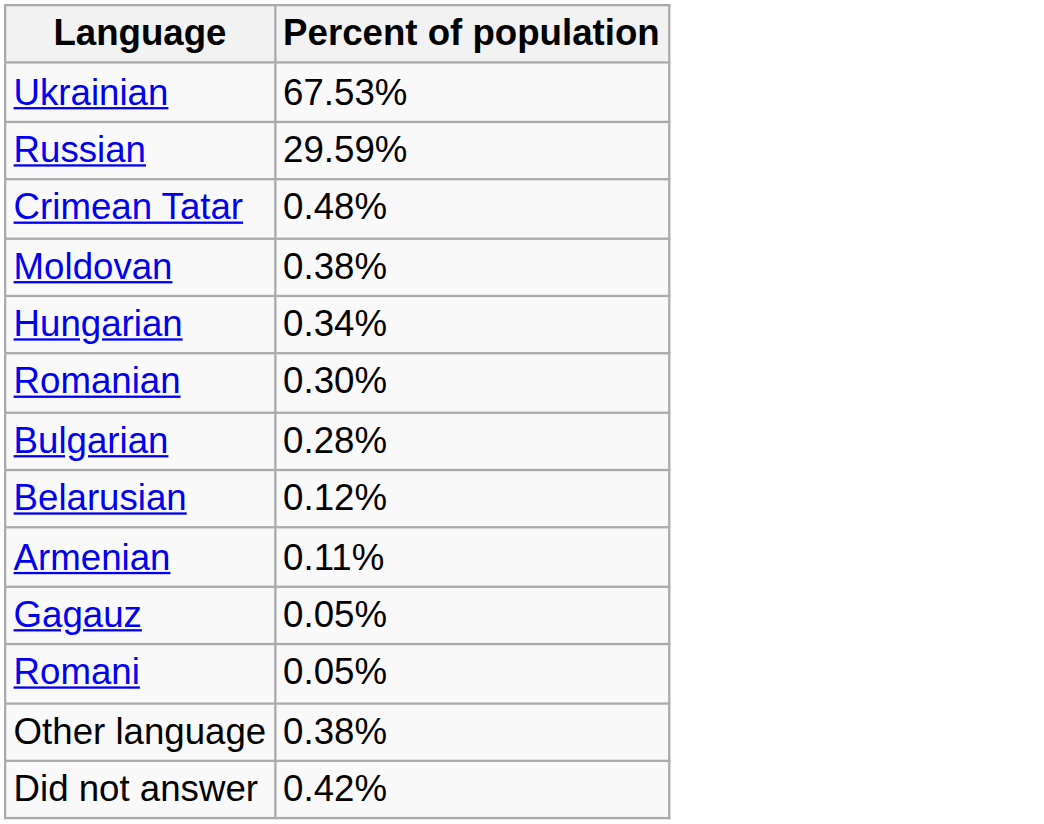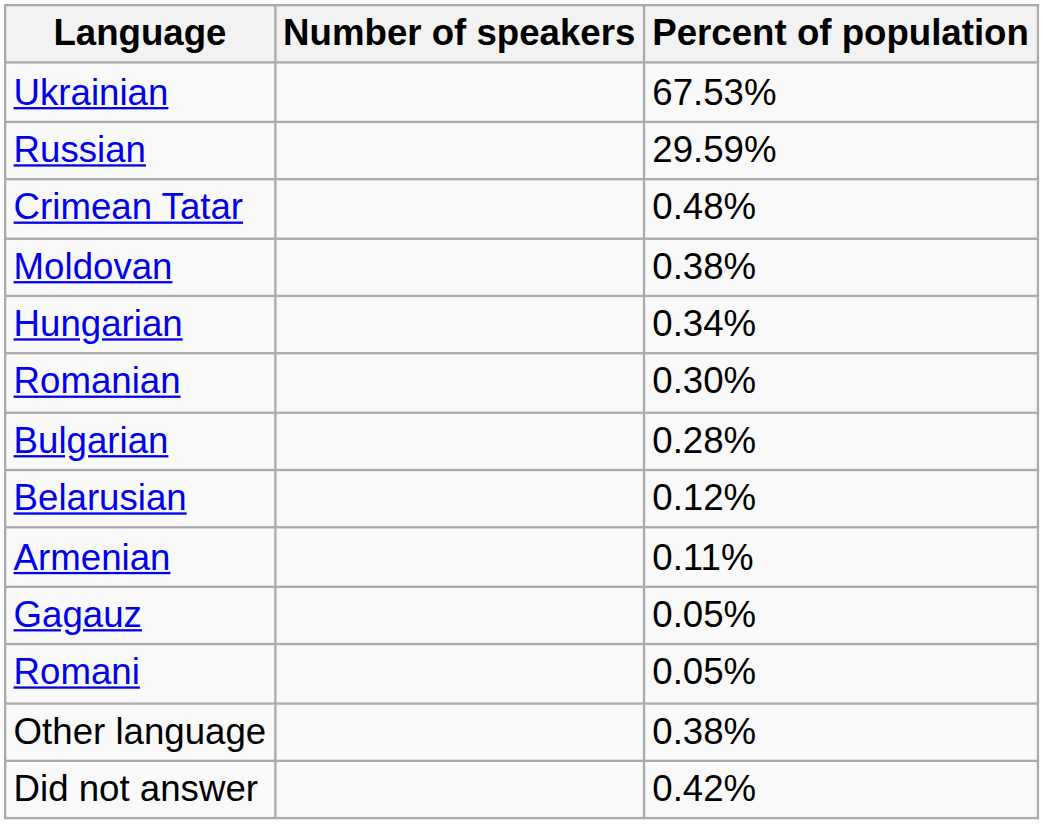+ column: (459, 33)
